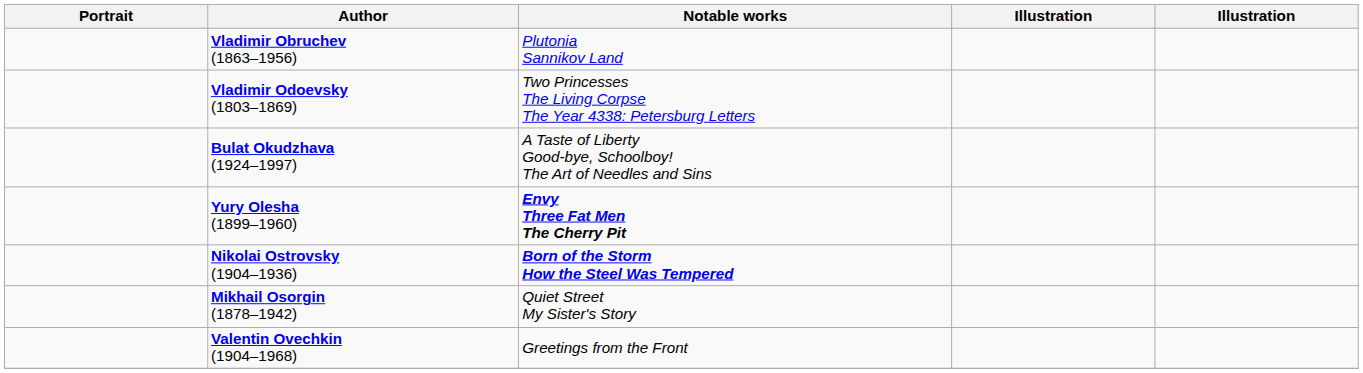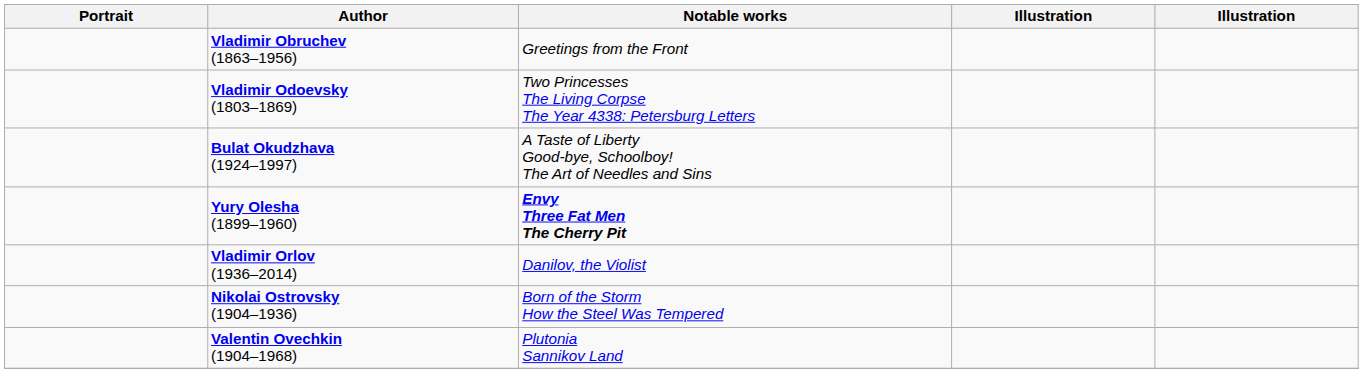(573, 49) Plutonia Sannikov Land -> (605, 49) Greetings from the Front
+ row: (263, 265)
(628, 265) bold -> (623, 306) normal
- row: (268, 306)
(605, 347) Greetings from the Front -> (573, 347) Plutonia Sannikov Land
